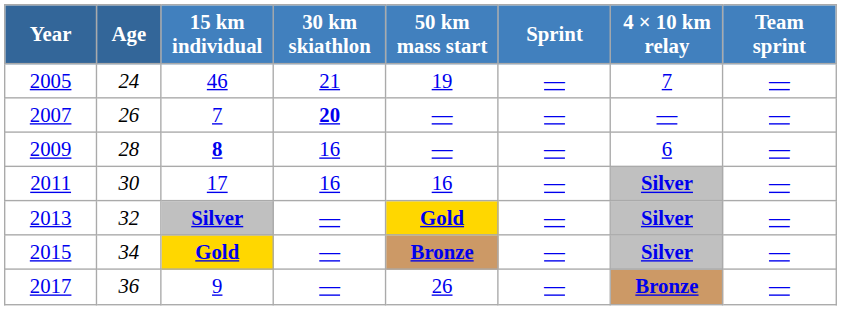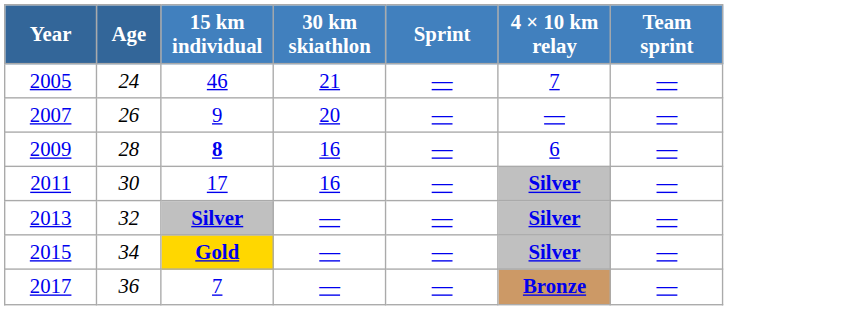- column: (442, 34)
(217, 115) 7 -> (217, 115) 9
(330, 115) bold -> (330, 115) normal
(217, 286) 9 -> (217, 286) 7
